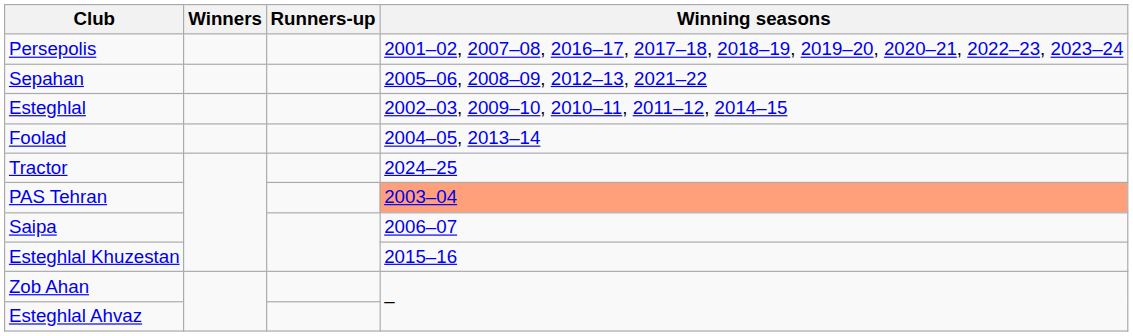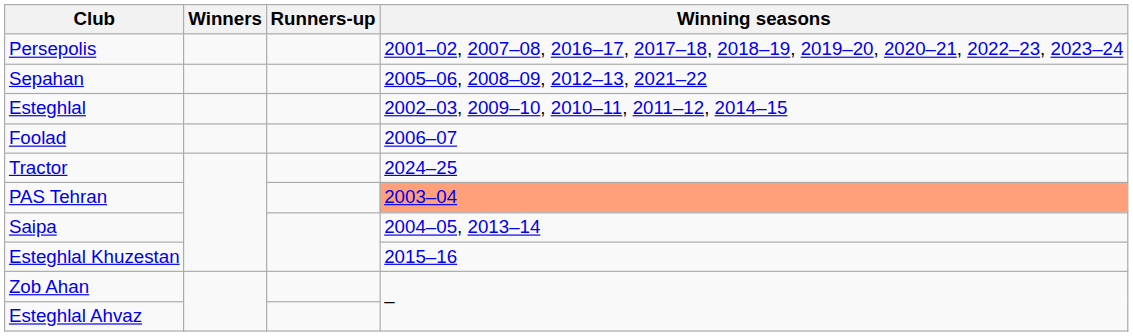(462, 138) 2004–05, 2013–14 -> (421, 138) 2006–07
(421, 227) 2006–07 -> (462, 227) 2004–05, 2013–14
